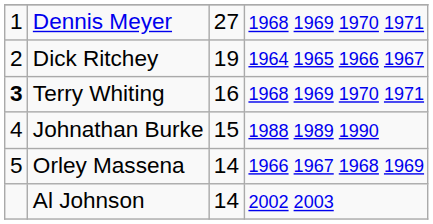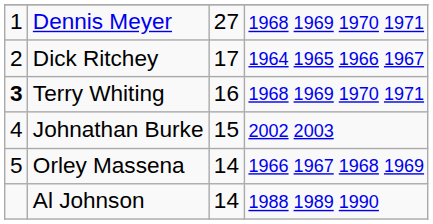(226, 58) 19 -> (226, 58) 17
(314, 130) 1988 1989 1990 -> (291, 130) 2002 2003
(291, 201) 2002 2003 -> (314, 201) 1988 1989 1990
